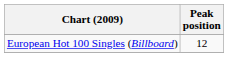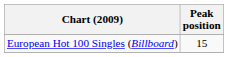(202, 43) 12 -> (202, 43) 15
